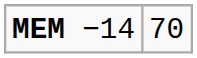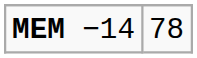(166, 29) 70 -> (166, 29) 78
